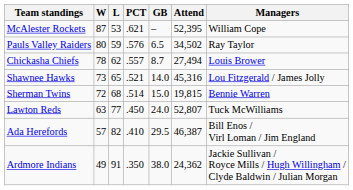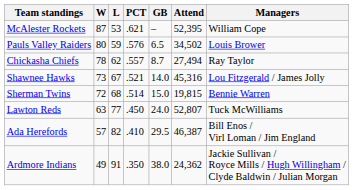(231, 45) Ray Taylor -> (237, 45) Louis Brower
(237, 61) Louis Brower -> (231, 61) Ray Taylor
(116, 77) 65 -> (116, 77) 67
